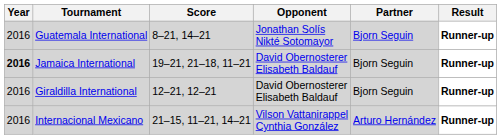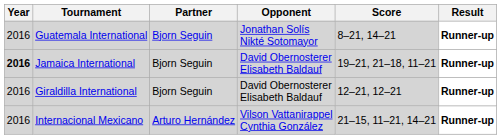columns swapped: (395, 13) <-> (201, 13)
